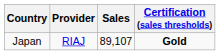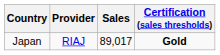(116, 41) 89,107 -> (116, 41) 89,017
